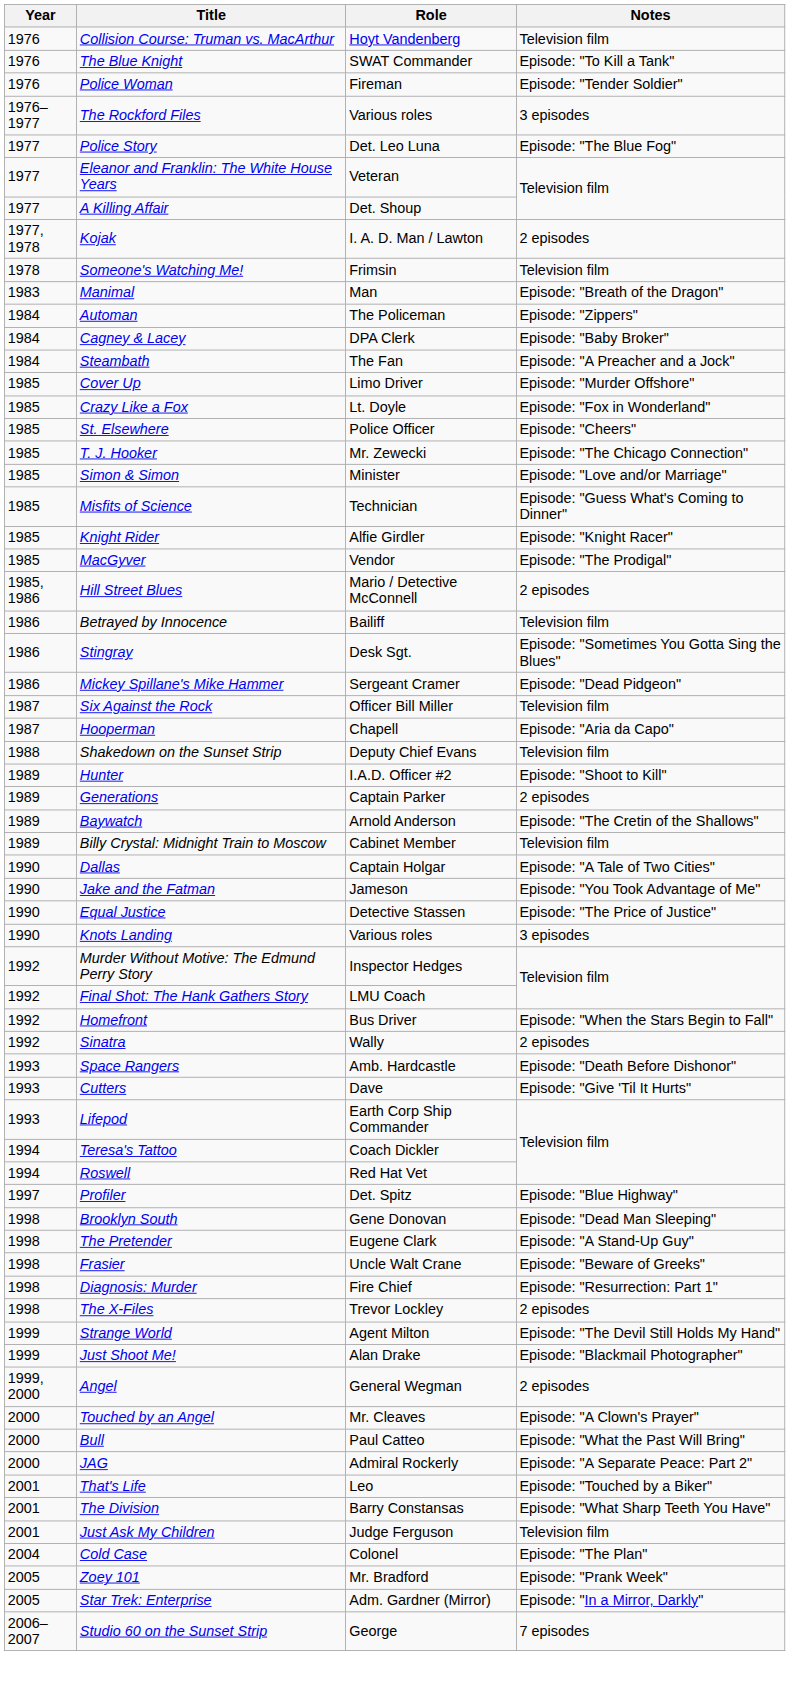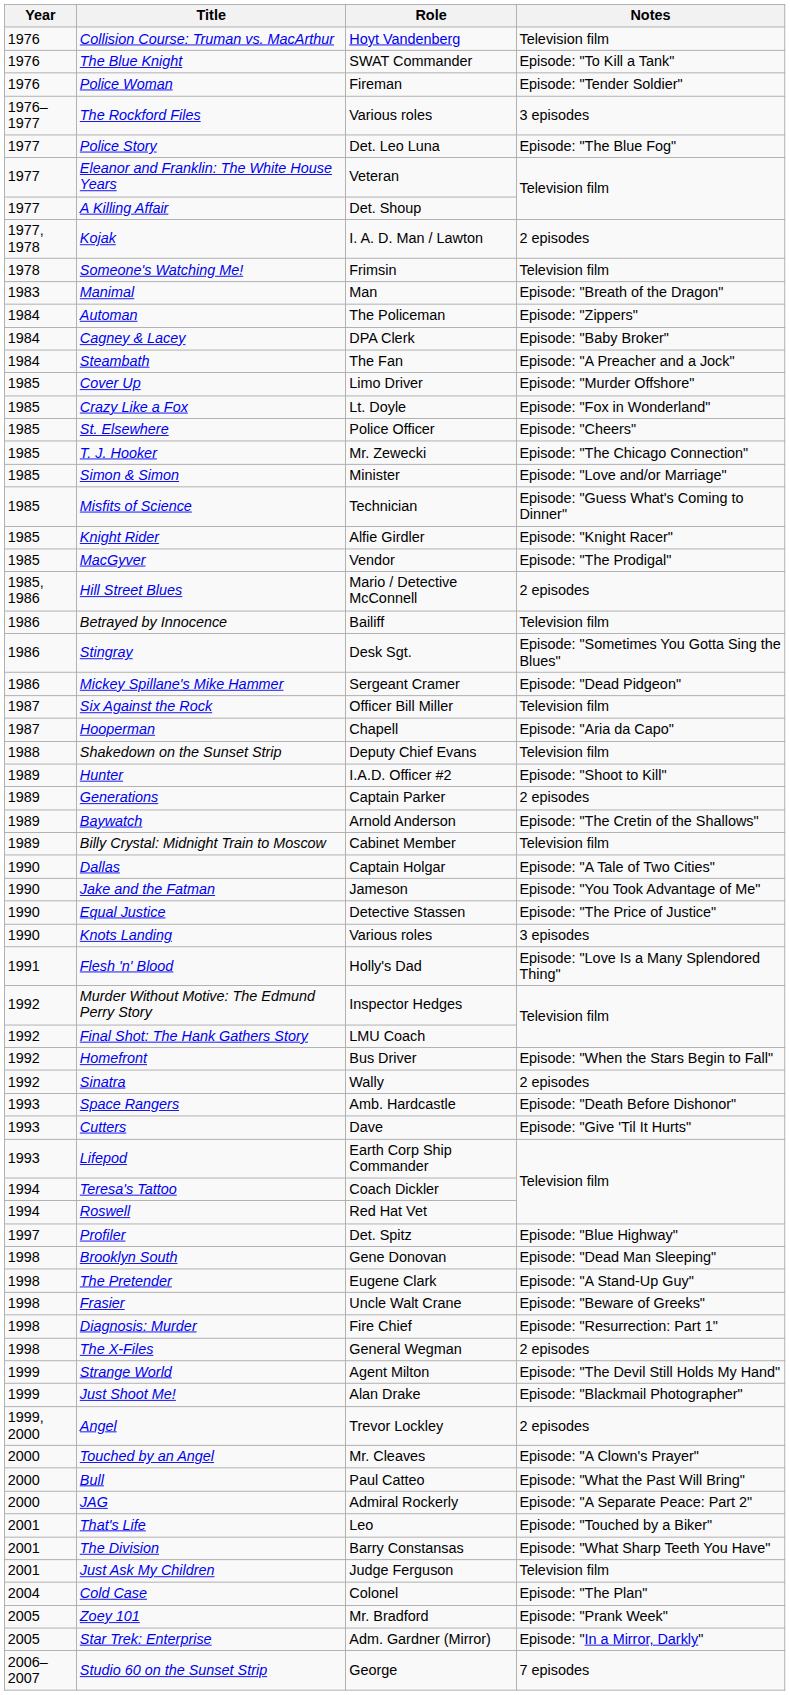+ row: (127, 966)
(396, 1310) Trevor Lockley -> (406, 1349) General Wegman
(406, 1386) General Wegman -> (396, 1425) Trevor Lockley
